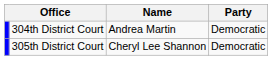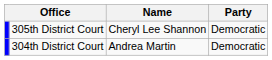rows swapped: (58, 30) <-> (58, 47)
